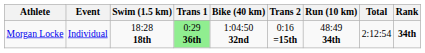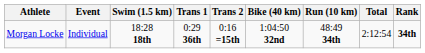columns swapped: (239, 12) <-> (285, 12)
(192, 34) lightgreen background -> (192, 34) no background
